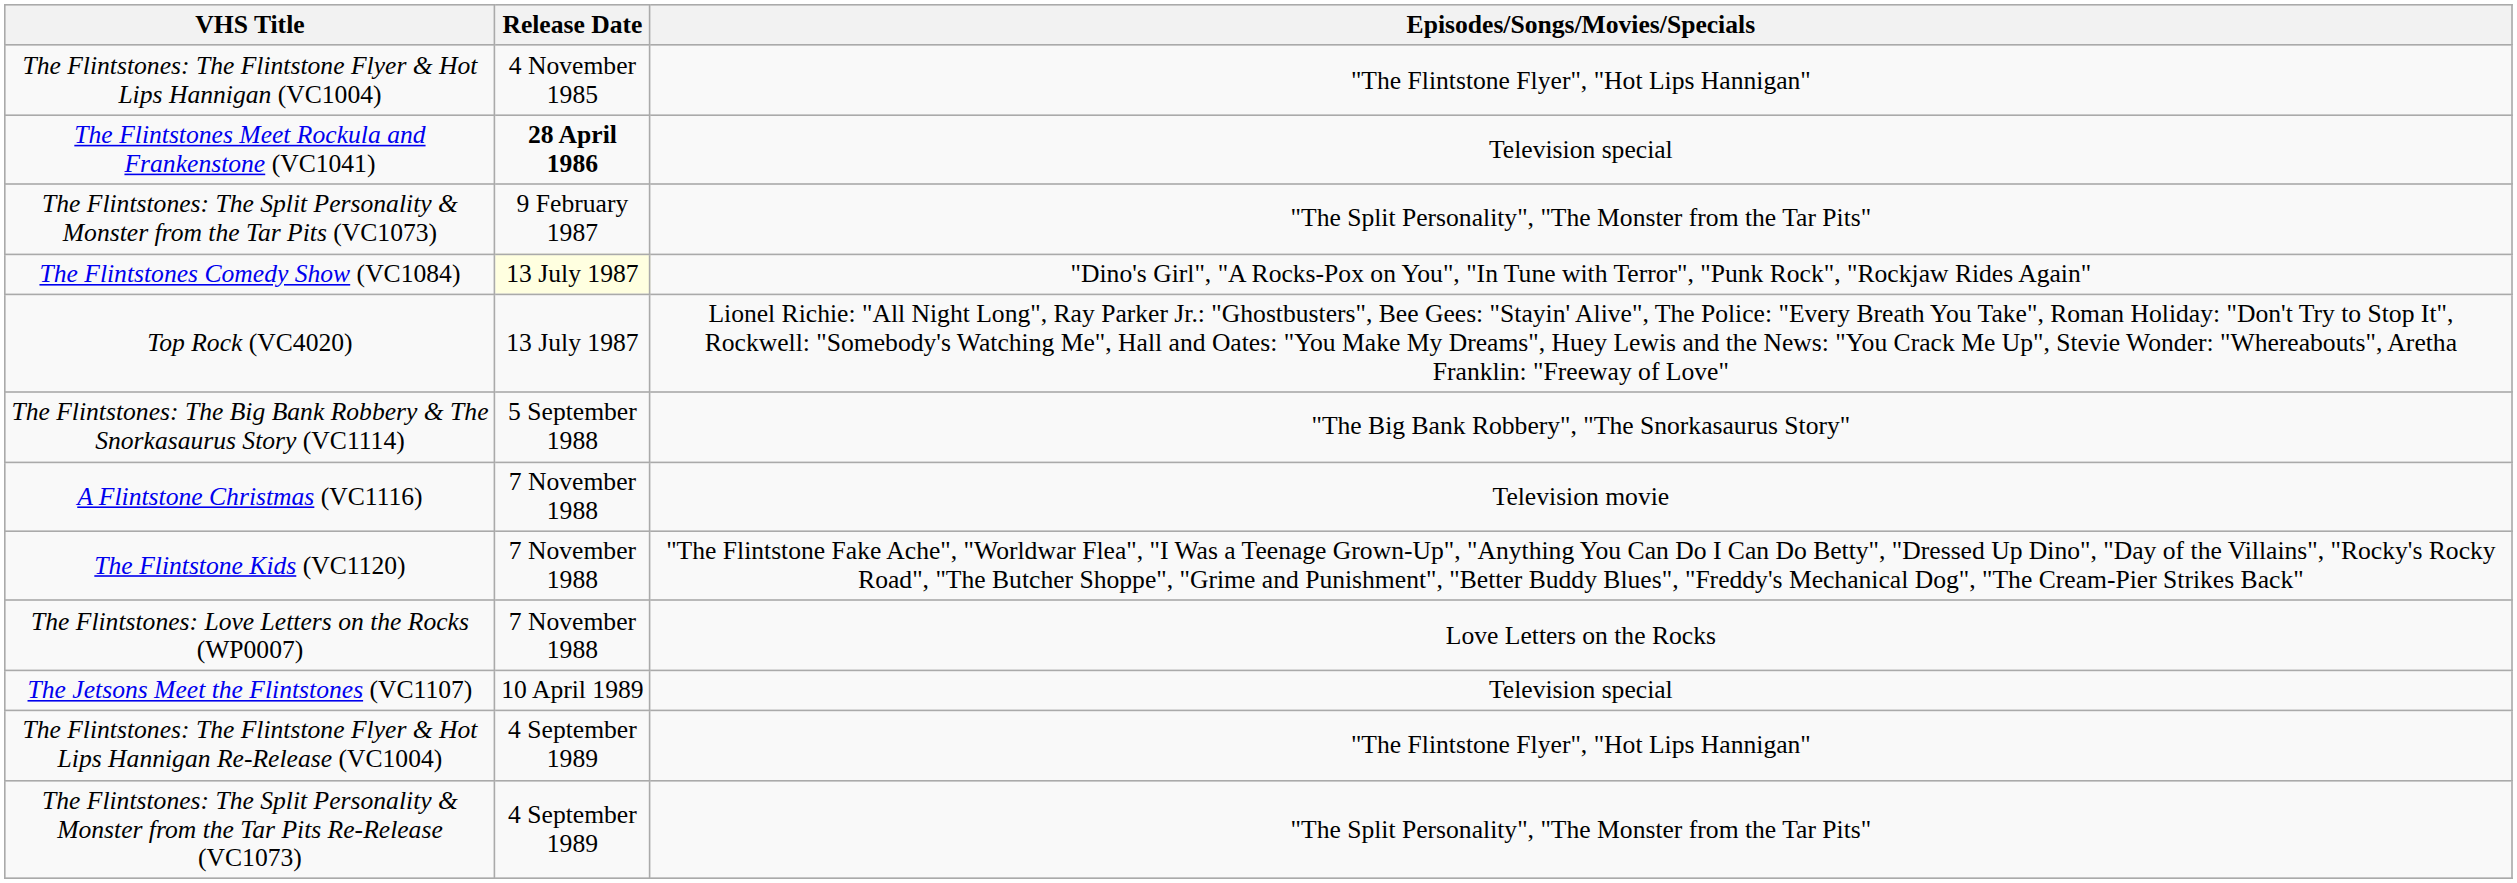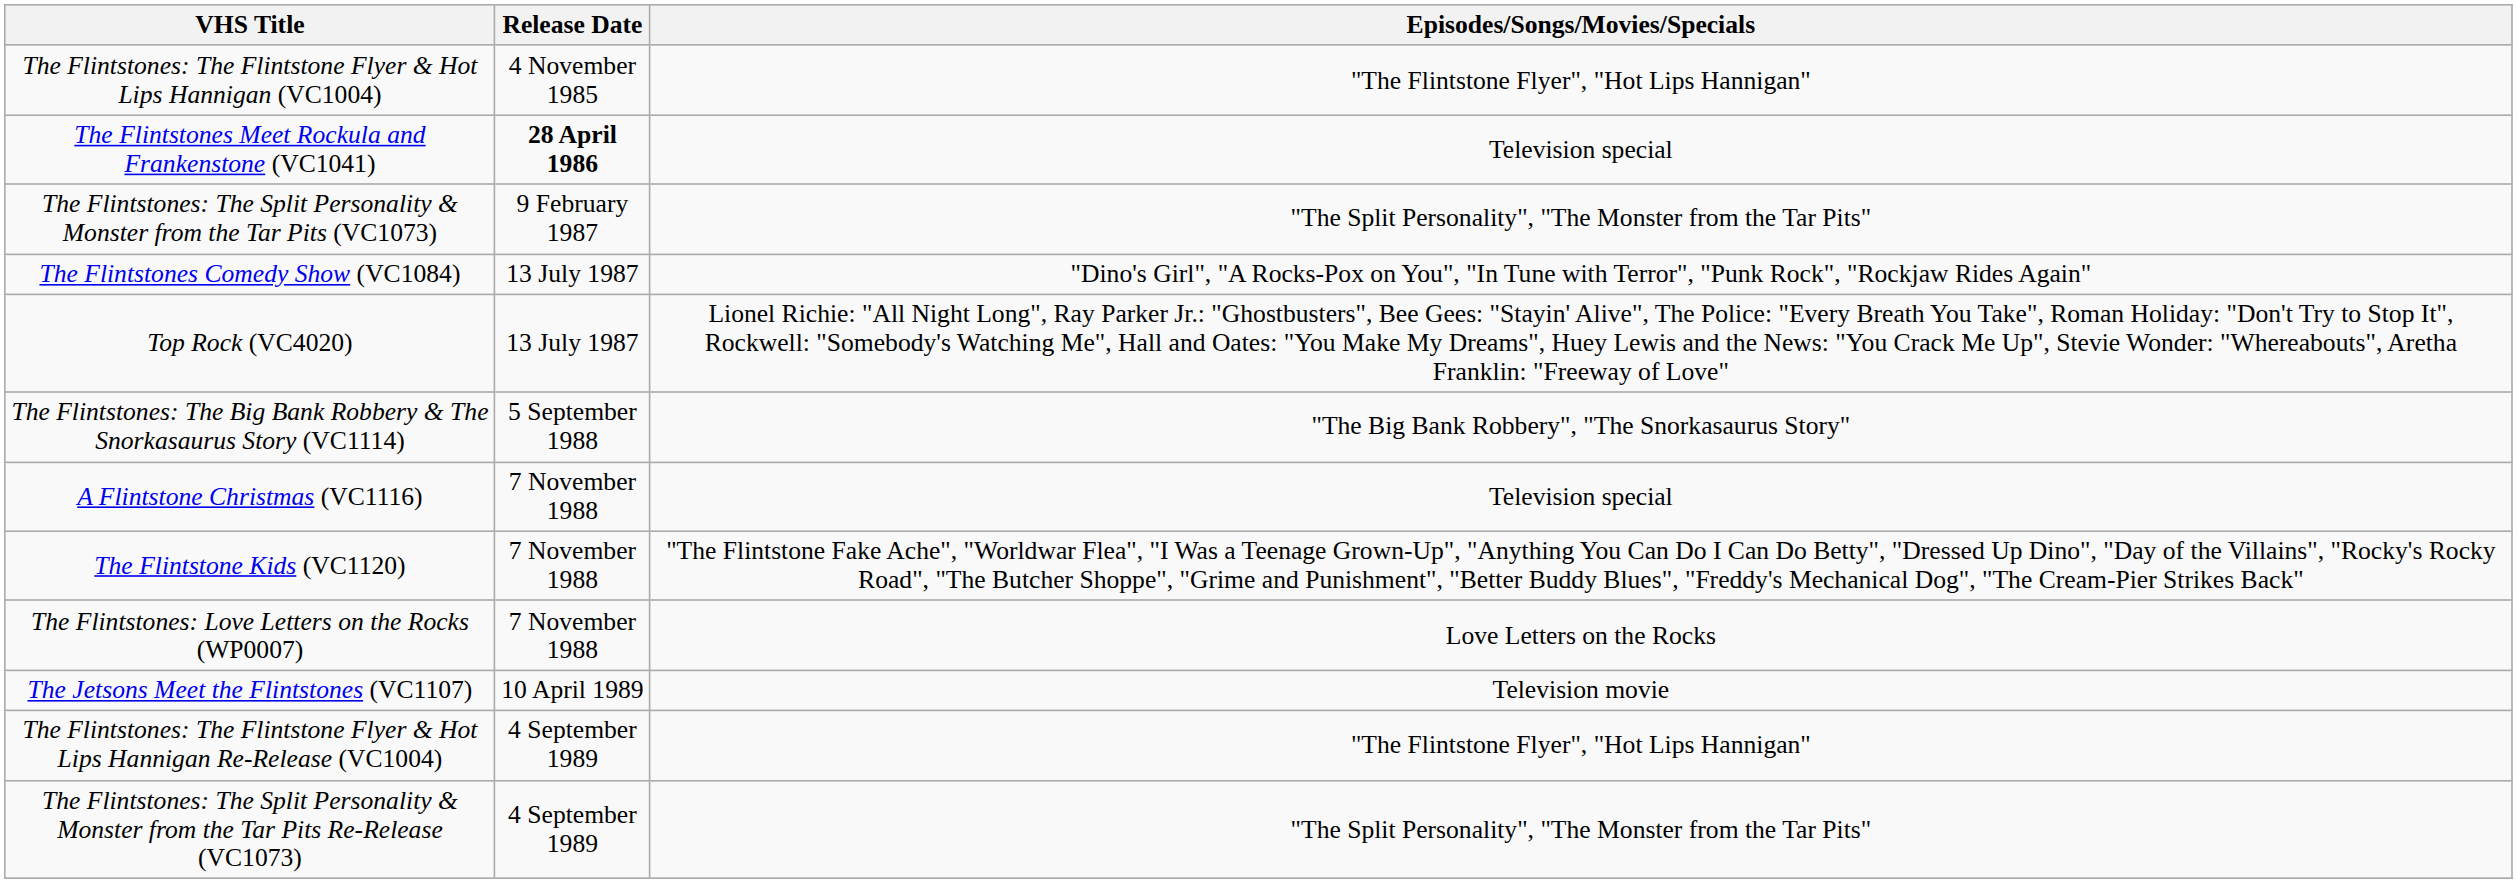(572, 273) lightyellow background -> (572, 273) no background
(1581, 496) Television movie -> (1581, 496) Television special
(1581, 690) Television special -> (1581, 690) Television movie
